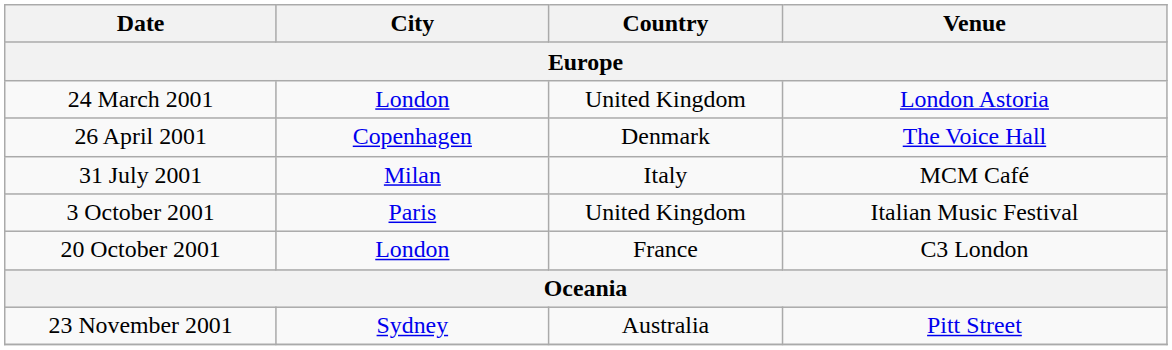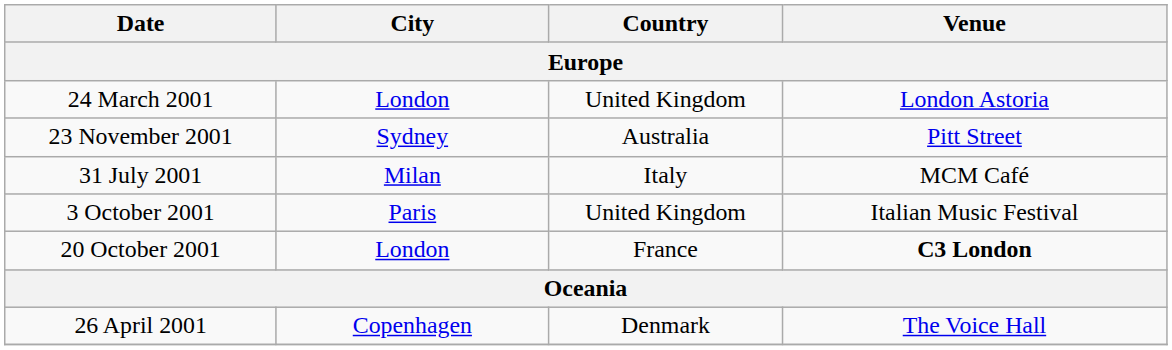rows swapped: (141, 136) <-> (141, 325)
(974, 250) normal -> (974, 250) bold
